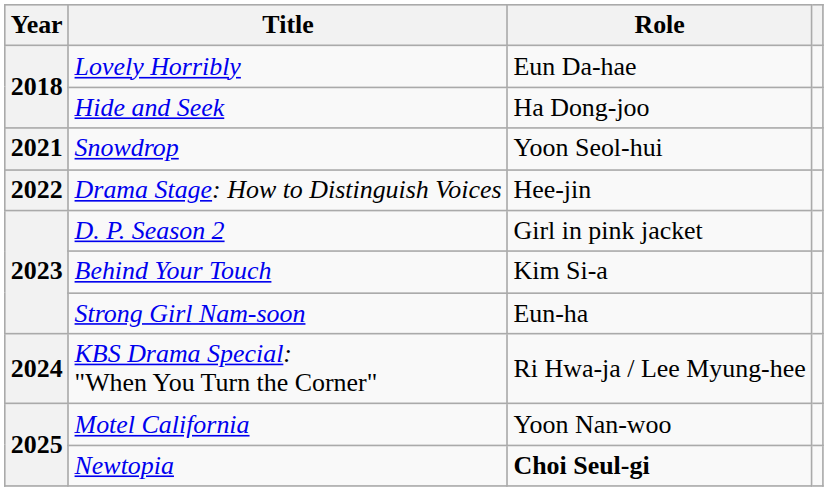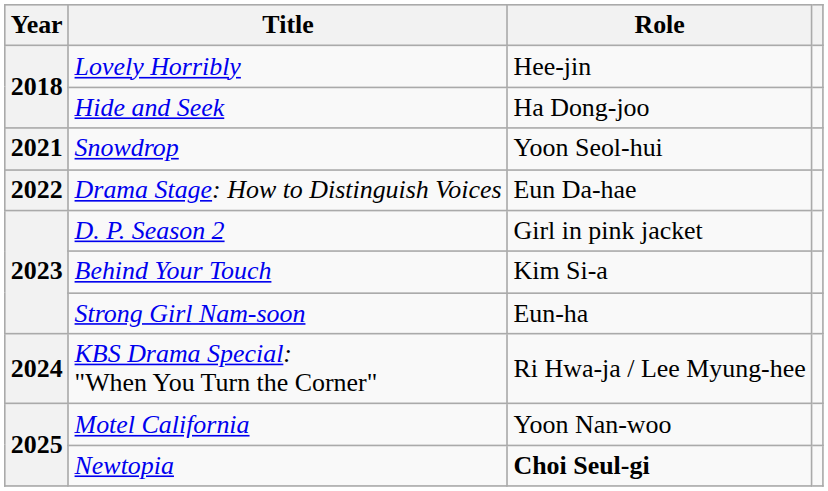(575, 66) Eun Da-hae -> (552, 66) Hee-jin
(552, 189) Hee-jin -> (575, 189) Eun Da-hae
